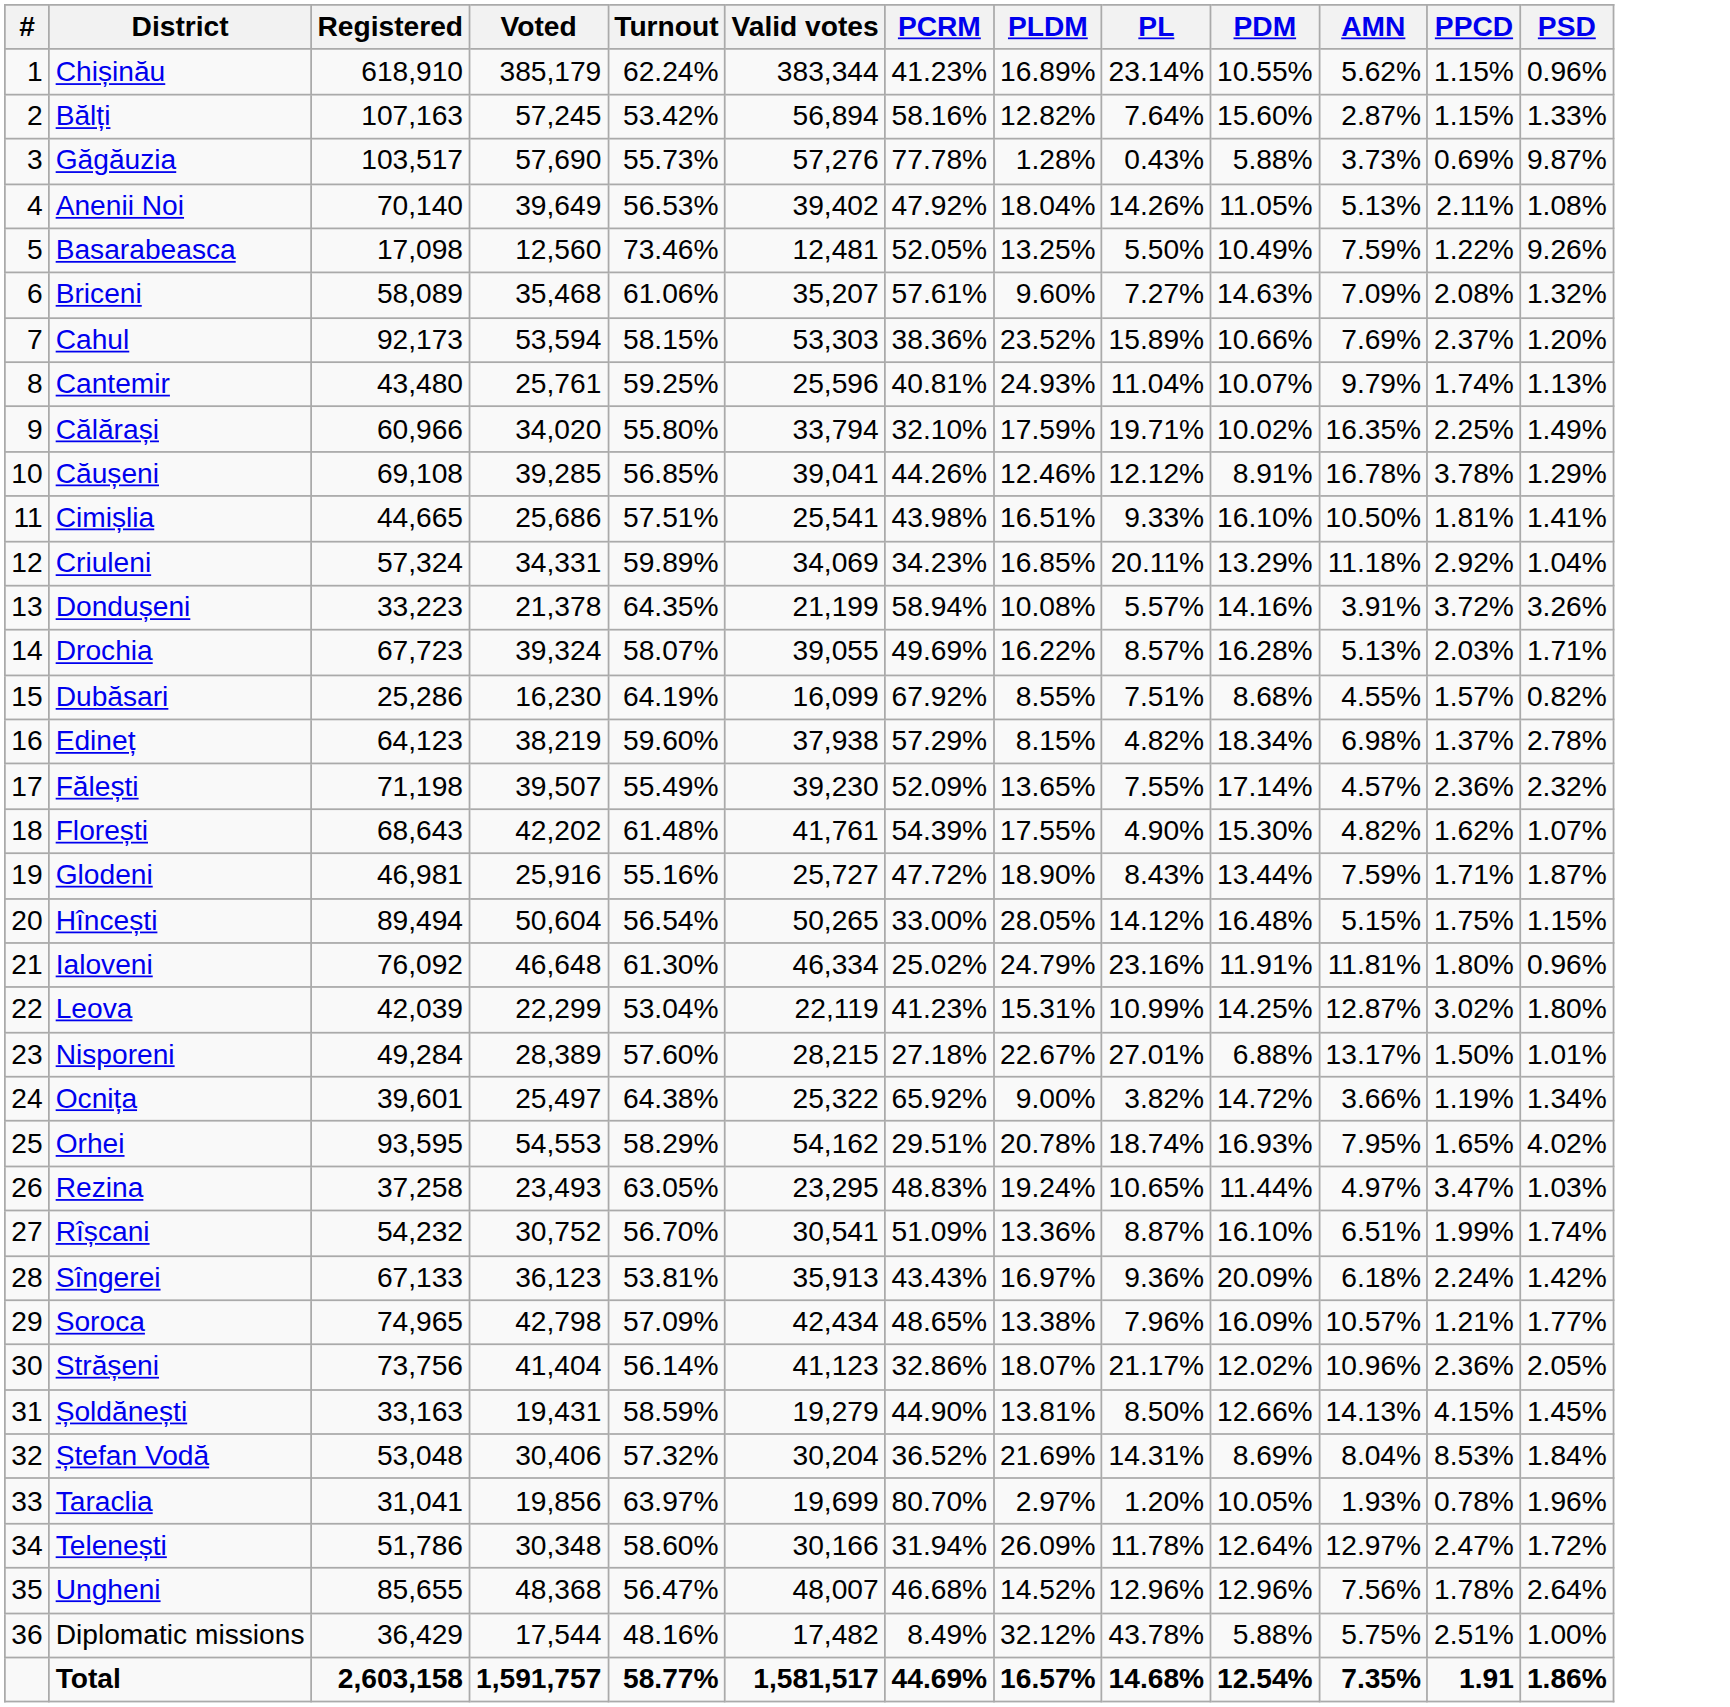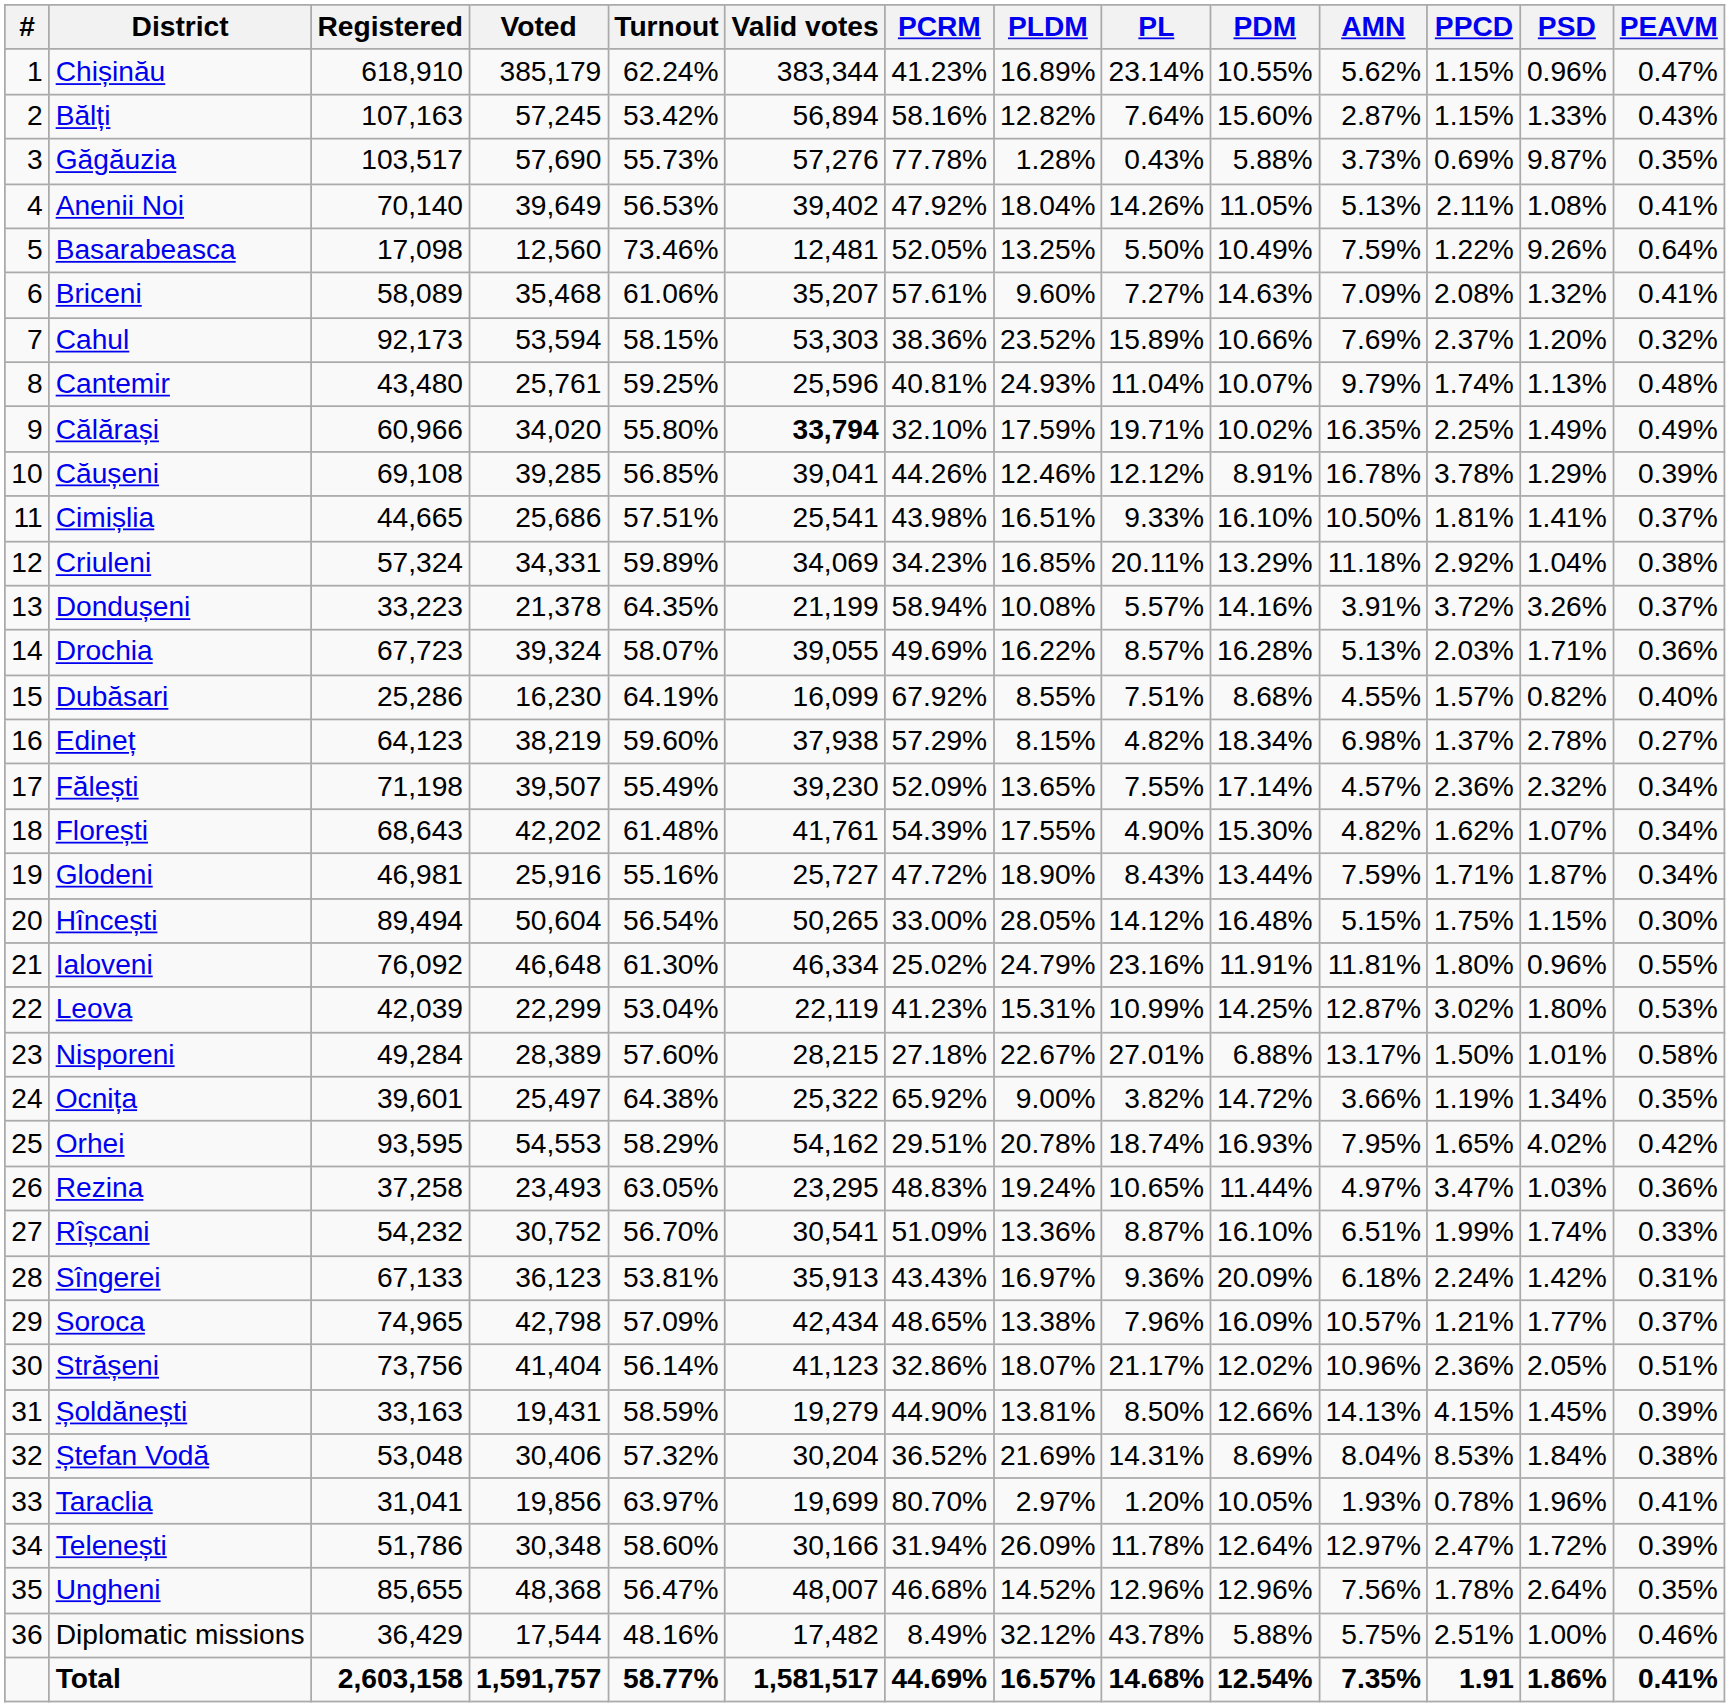+ column: (1669, 26)
(836, 428) normal -> (836, 428) bold
